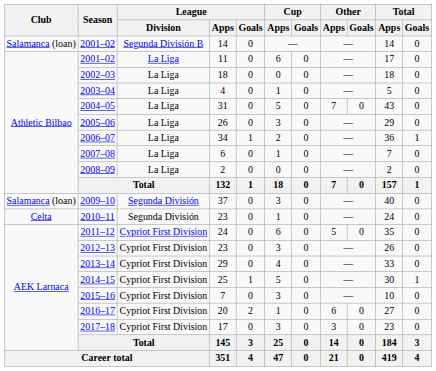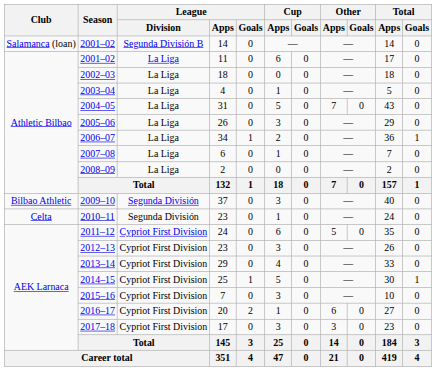(41, 201) Salamanca (loan) -> (41, 201) Bilbao Athletic
